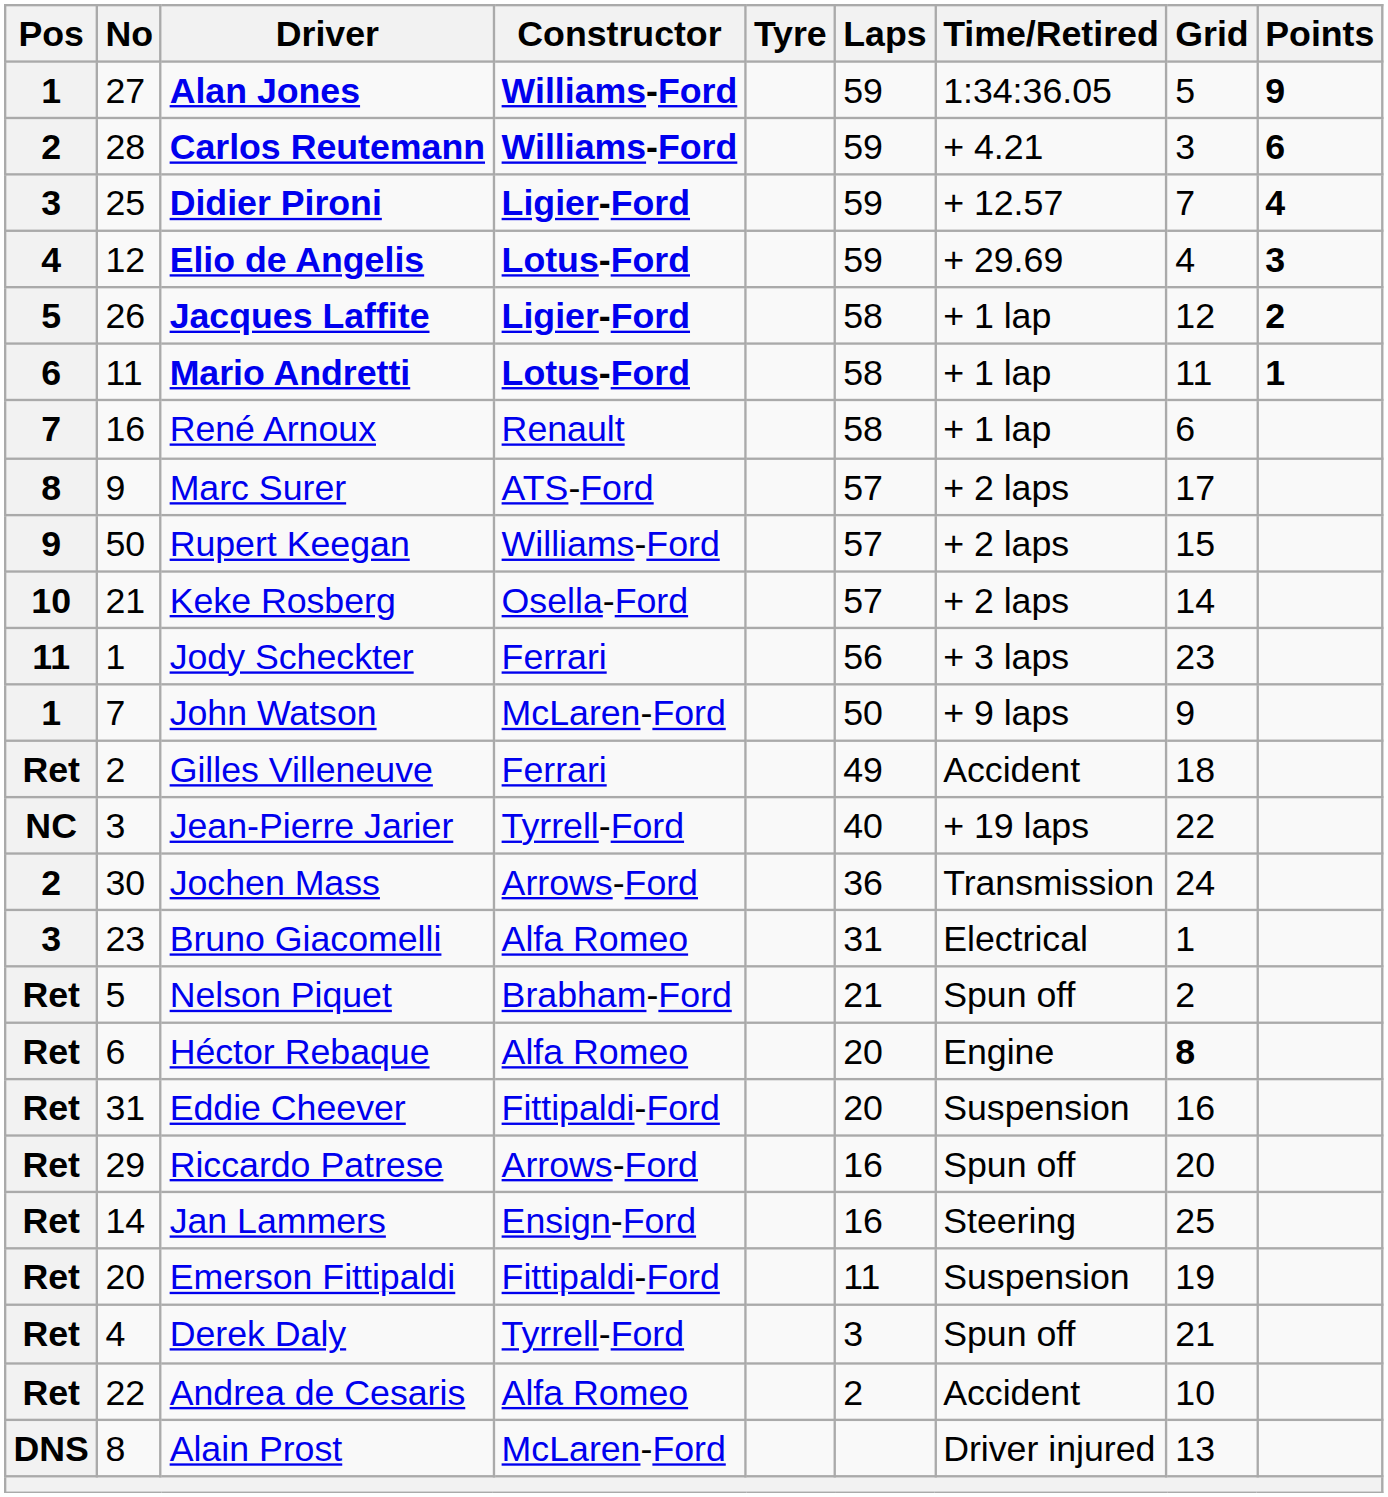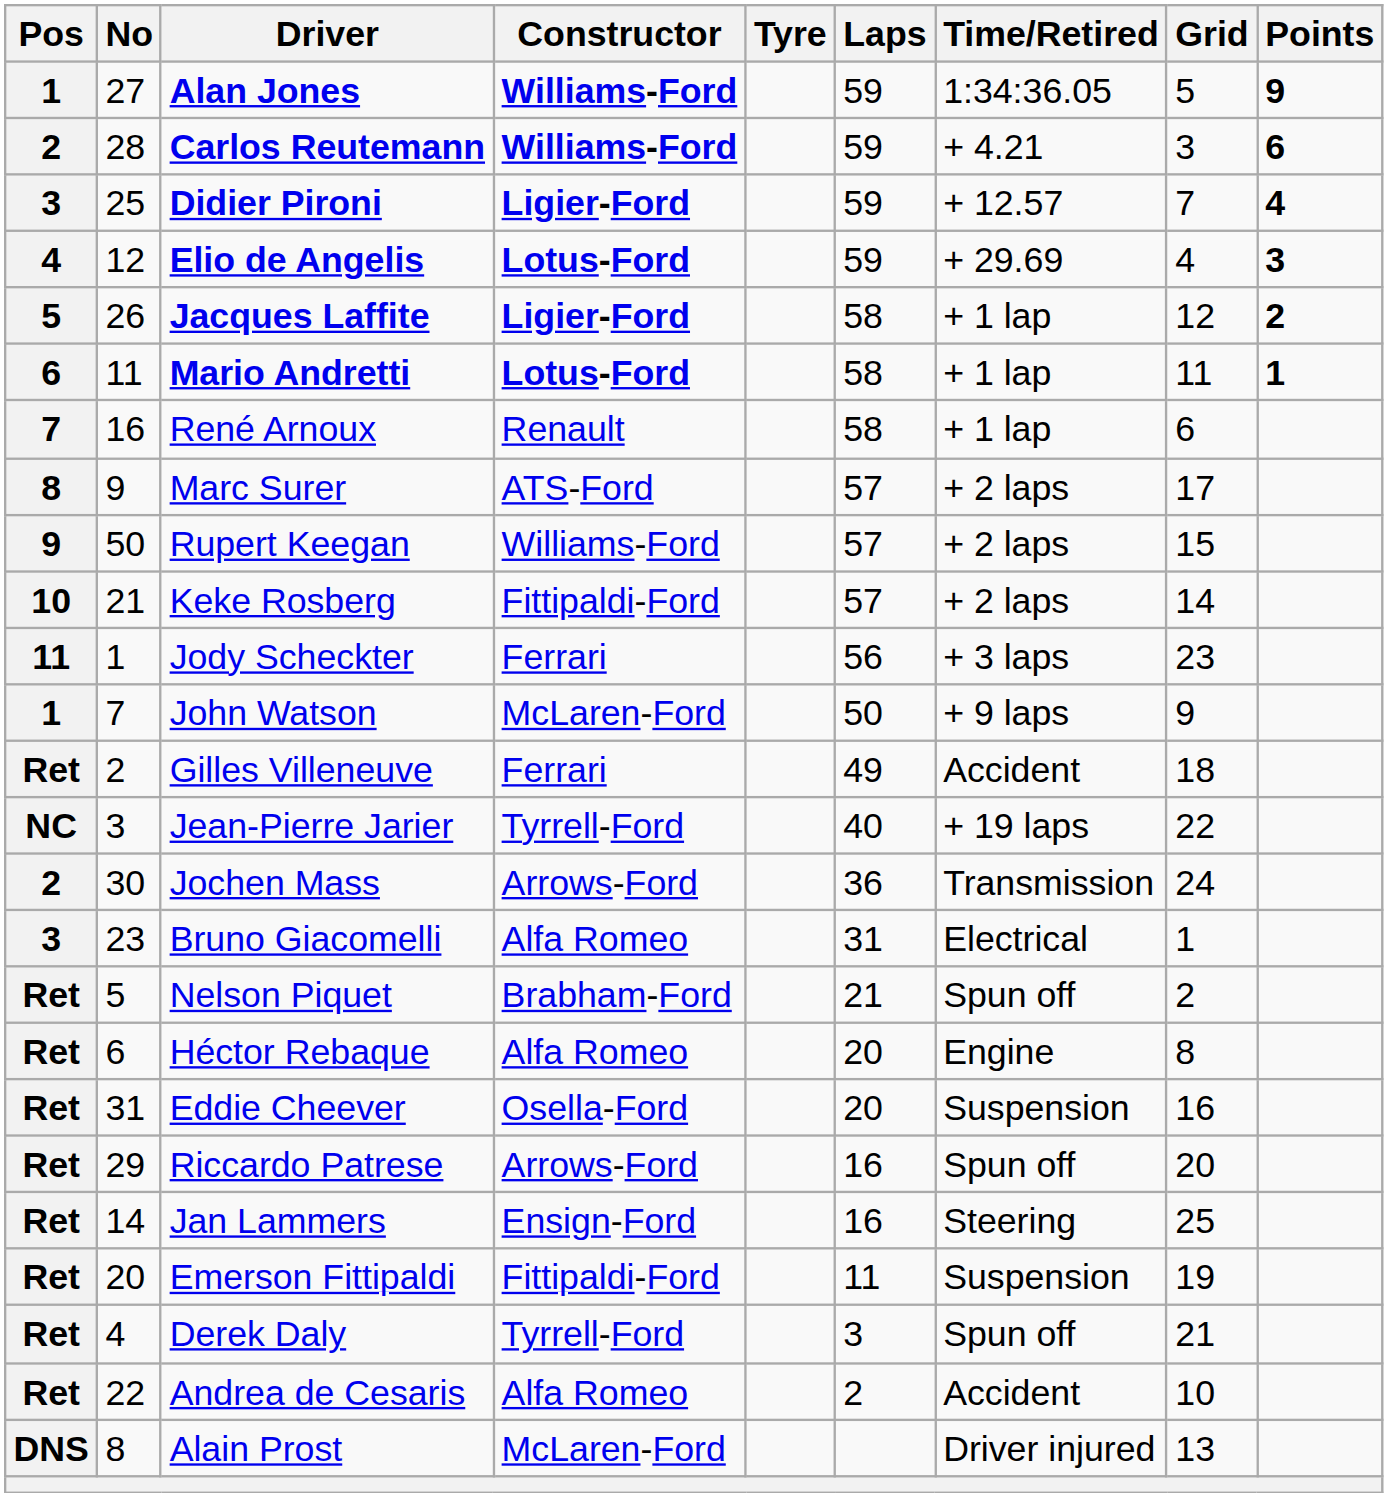(595, 599) Osella-Ford -> (611, 599) Fittipaldi-Ford
(1185, 1051) bold -> (1185, 1051) normal
(611, 1108) Fittipaldi-Ford -> (595, 1108) Osella-Ford
